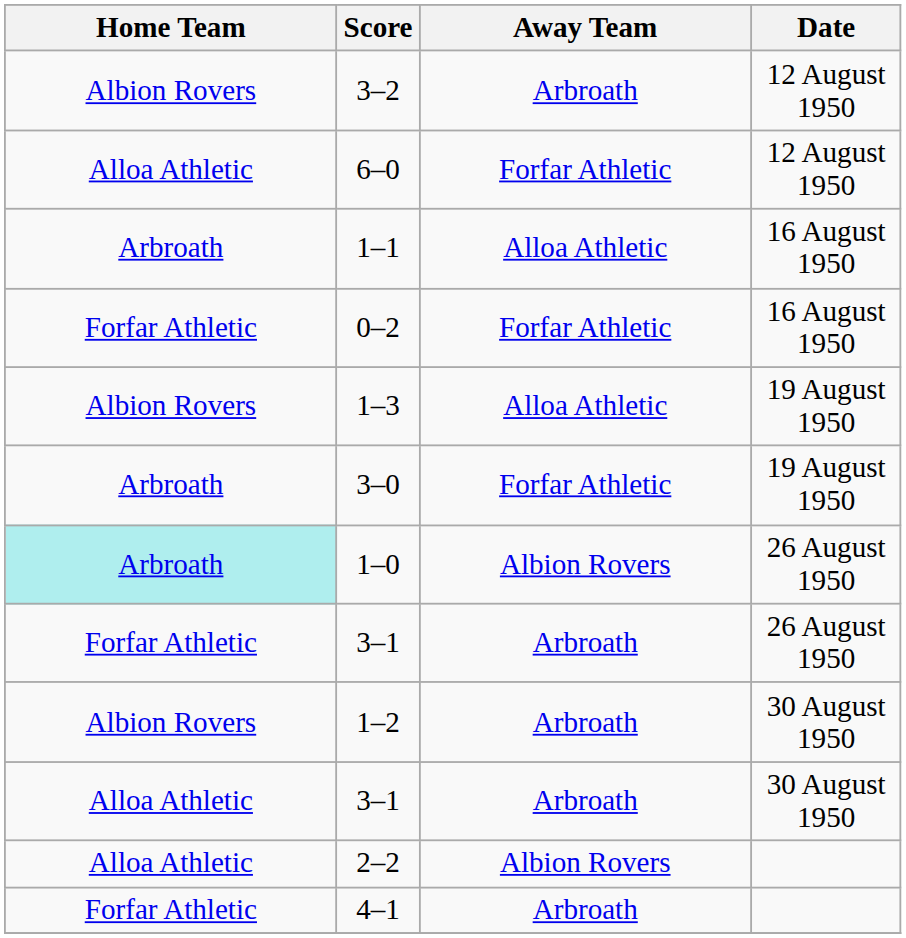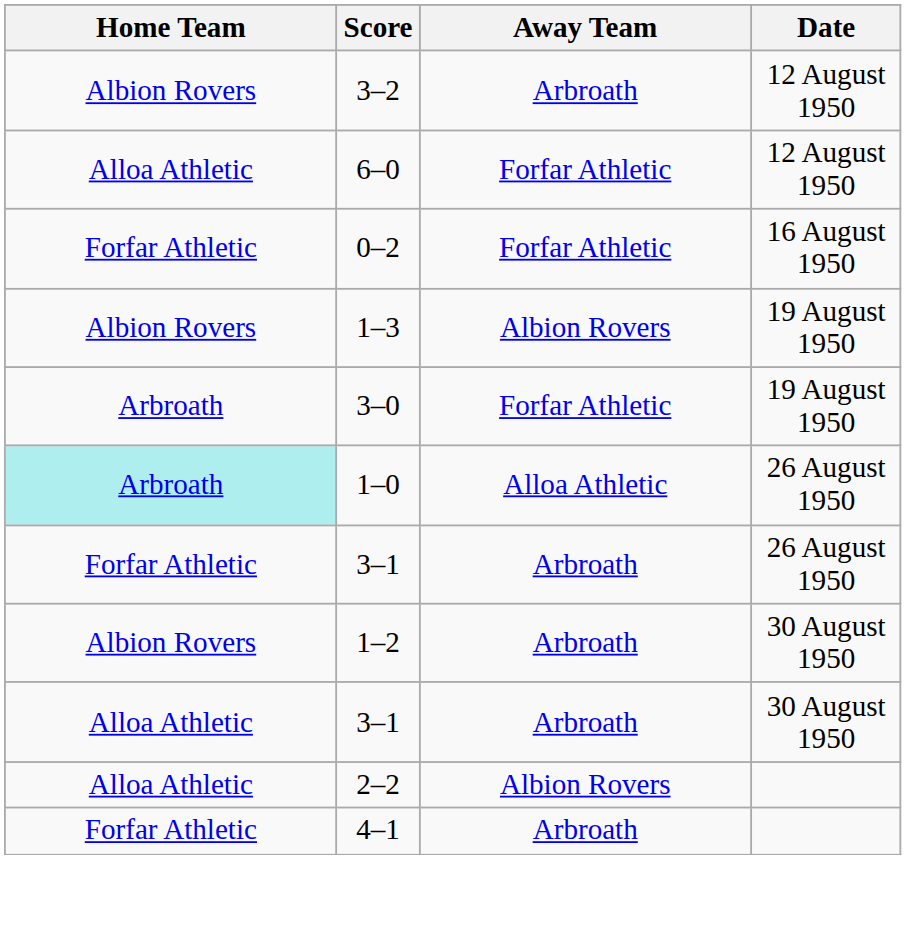- row: (378, 248)
(585, 405) Alloa Athletic -> (585, 326) Albion Rovers
(585, 563) Albion Rovers -> (585, 484) Alloa Athletic
